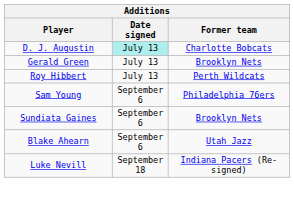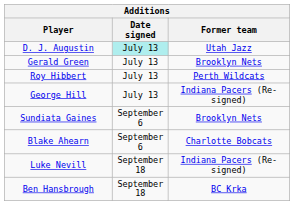(229, 49) Charlotte Bobcats -> (229, 49) Utah Jazz
+ row: (58, 95)
- row: (58, 95)
(229, 142) Utah Jazz -> (229, 142) Charlotte Bobcats
+ row: (58, 189)
